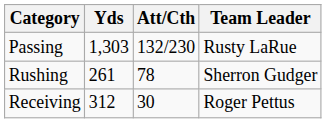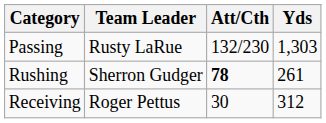columns swapped: (260, 18) <-> (109, 18)
(146, 74) normal -> (220, 74) bold
